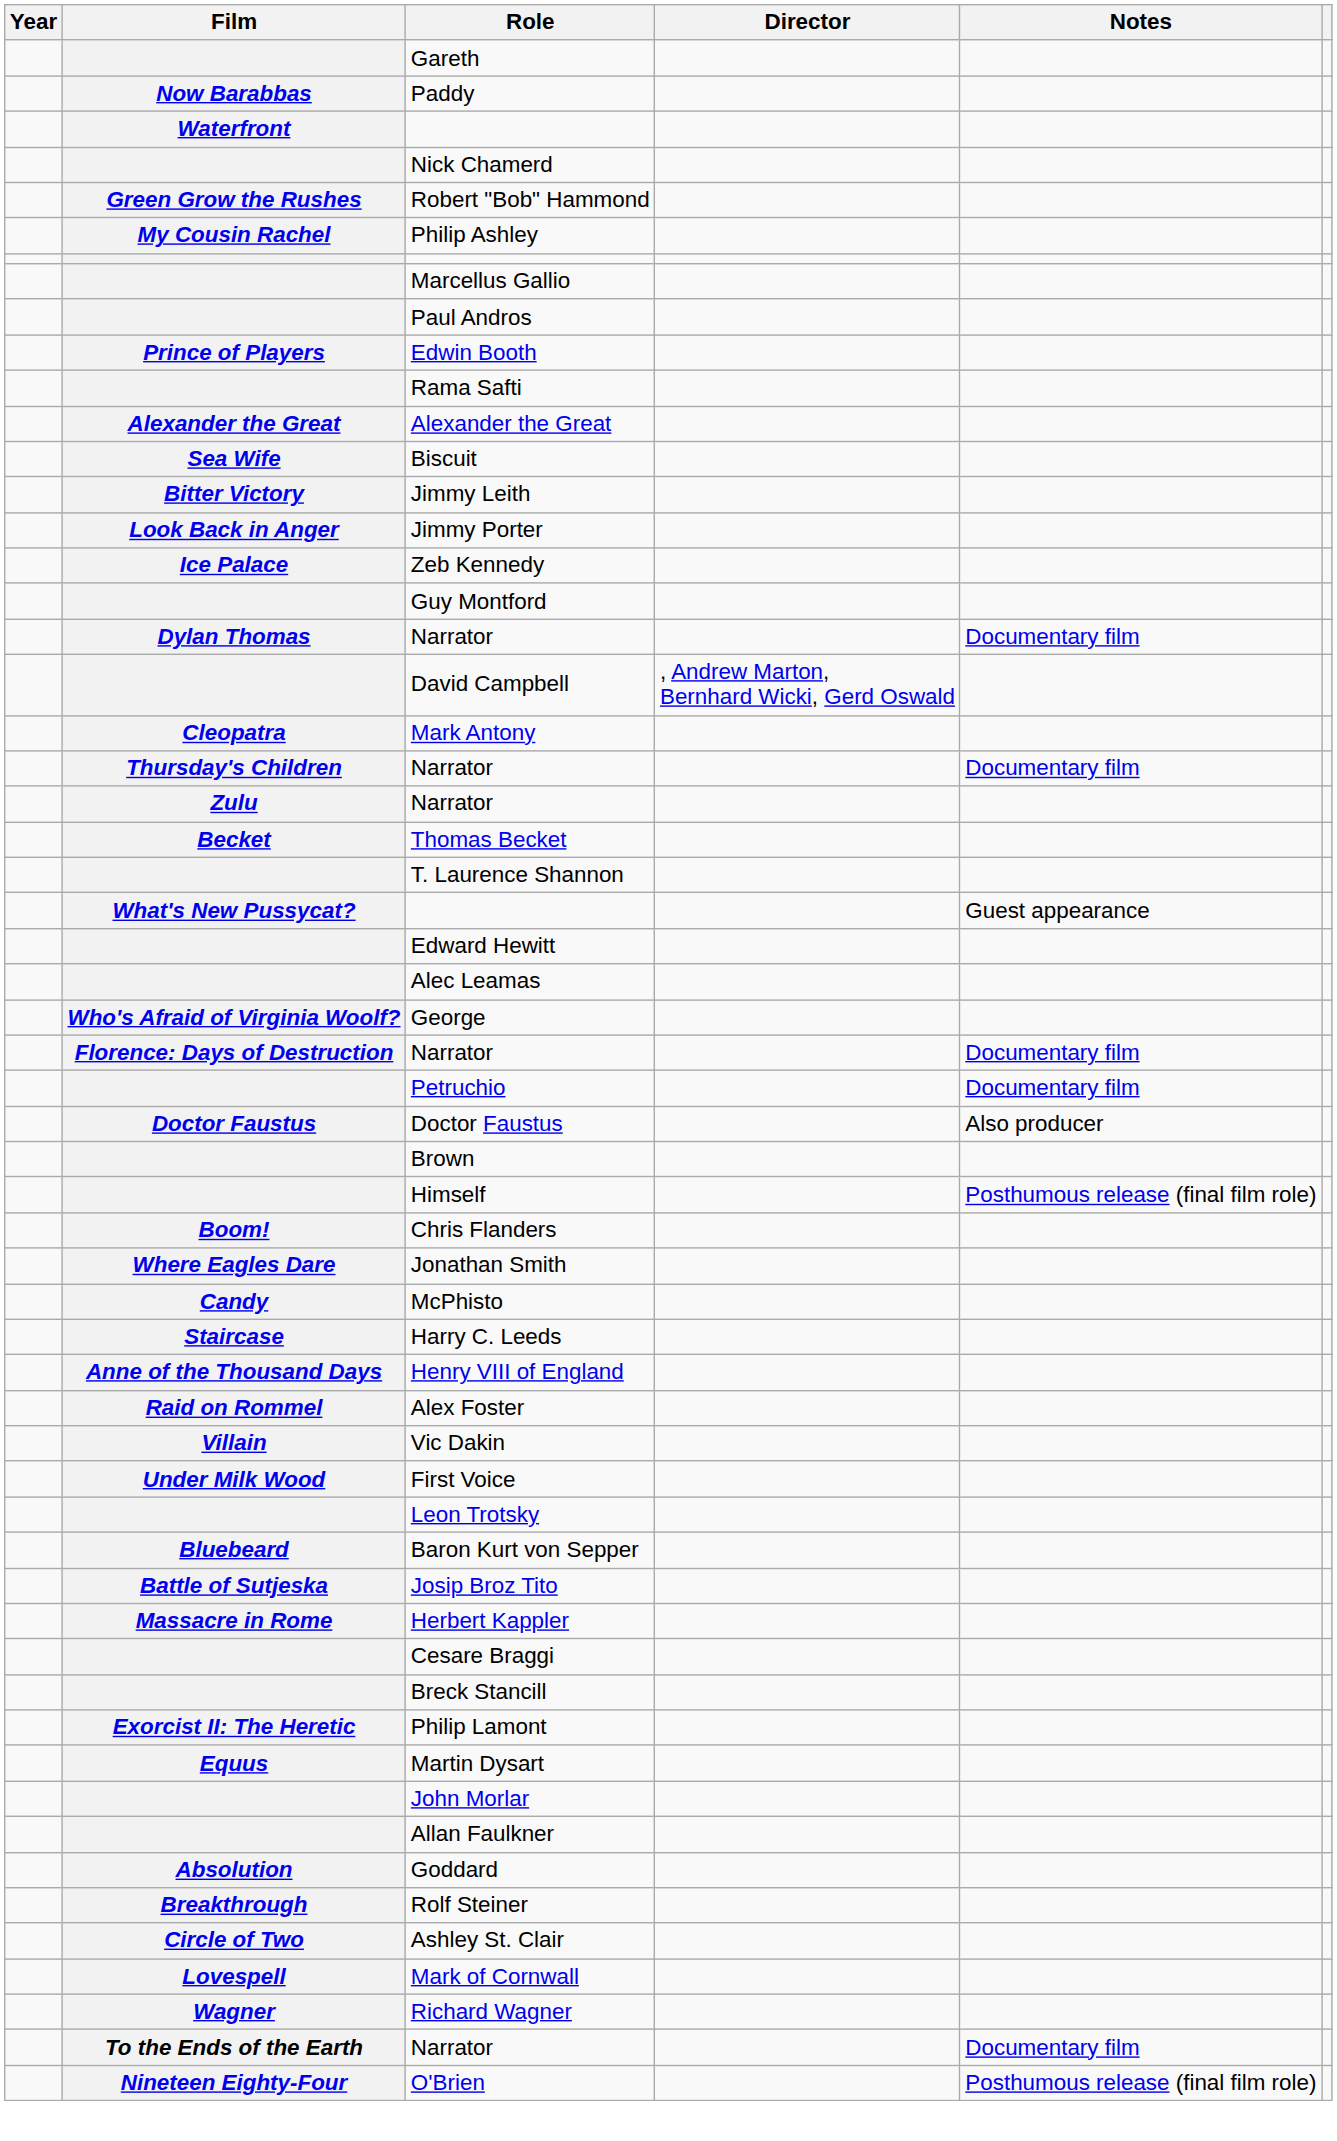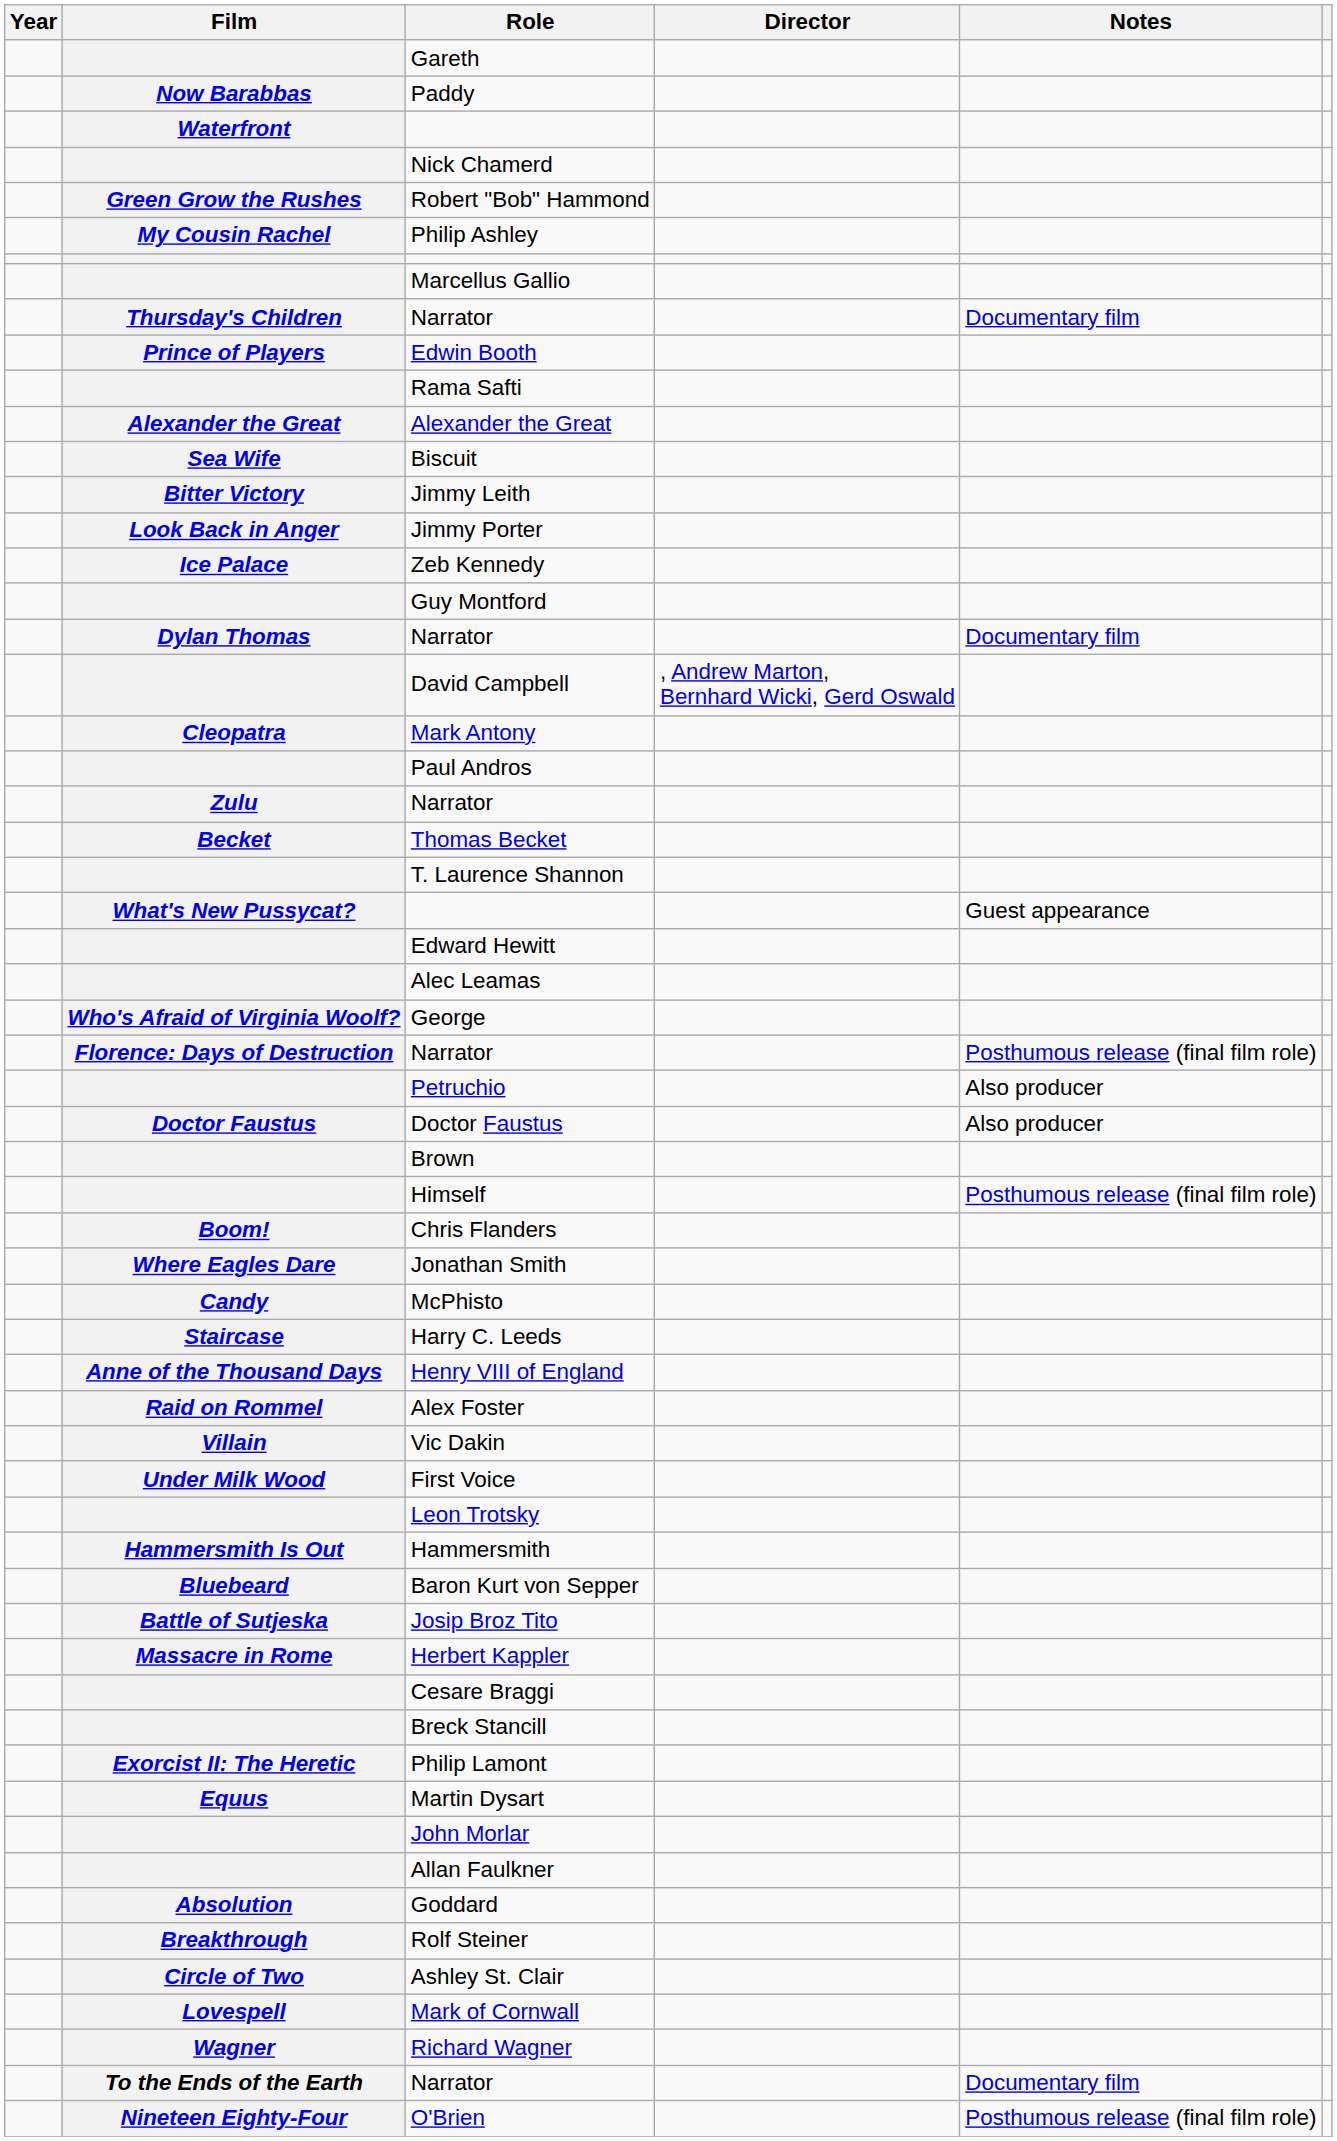rows swapped: (234, 768) <-> (234, 317)
(1052, 1052) Documentary film -> (1141, 1052) Posthumous release (final film role)
(1052, 1088) Documentary film -> (1034, 1088) Also producer
+ row: (234, 1549)
